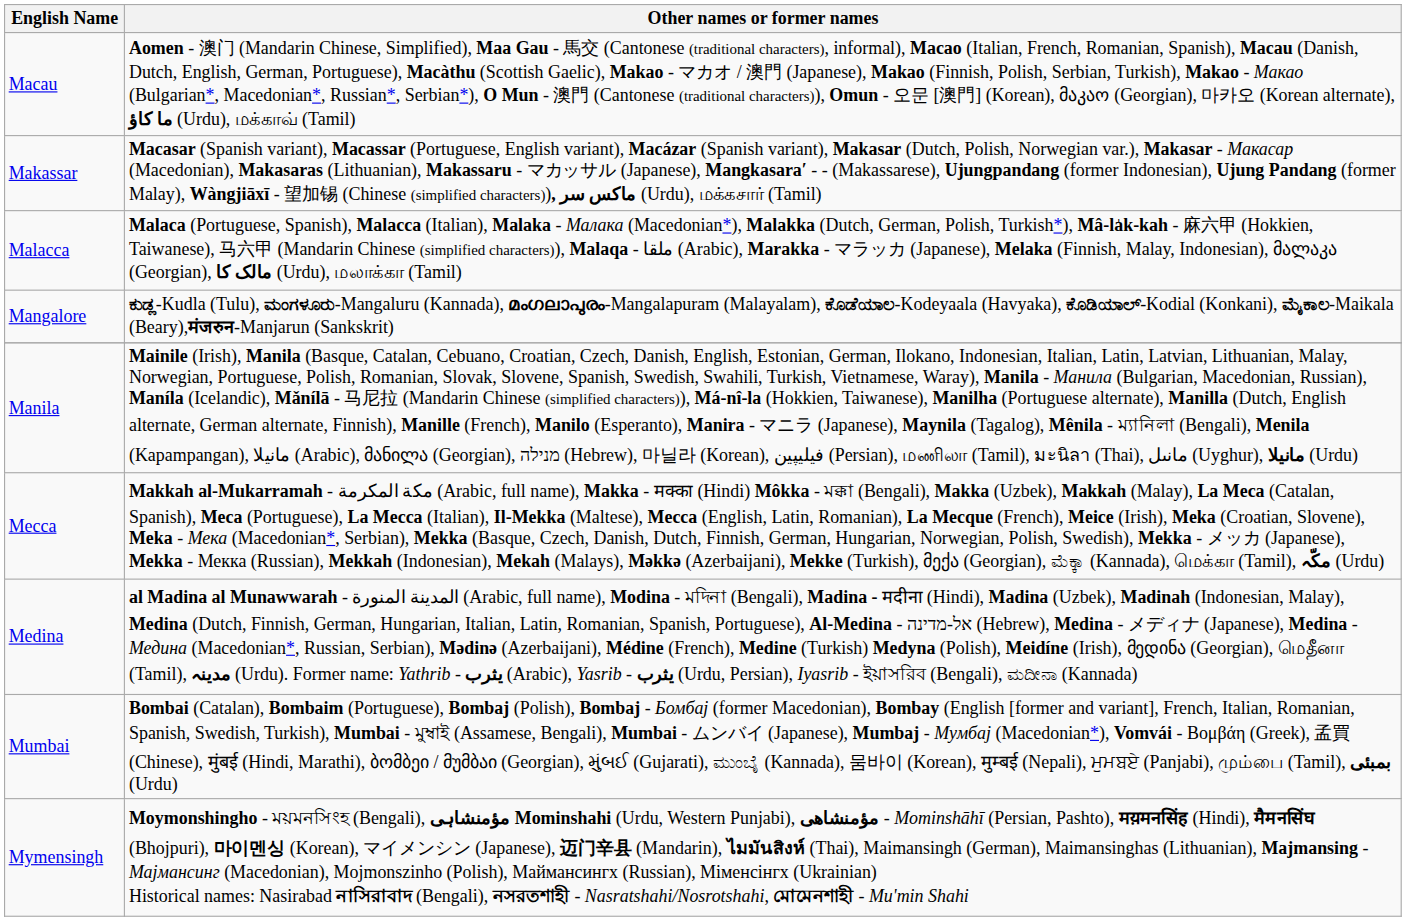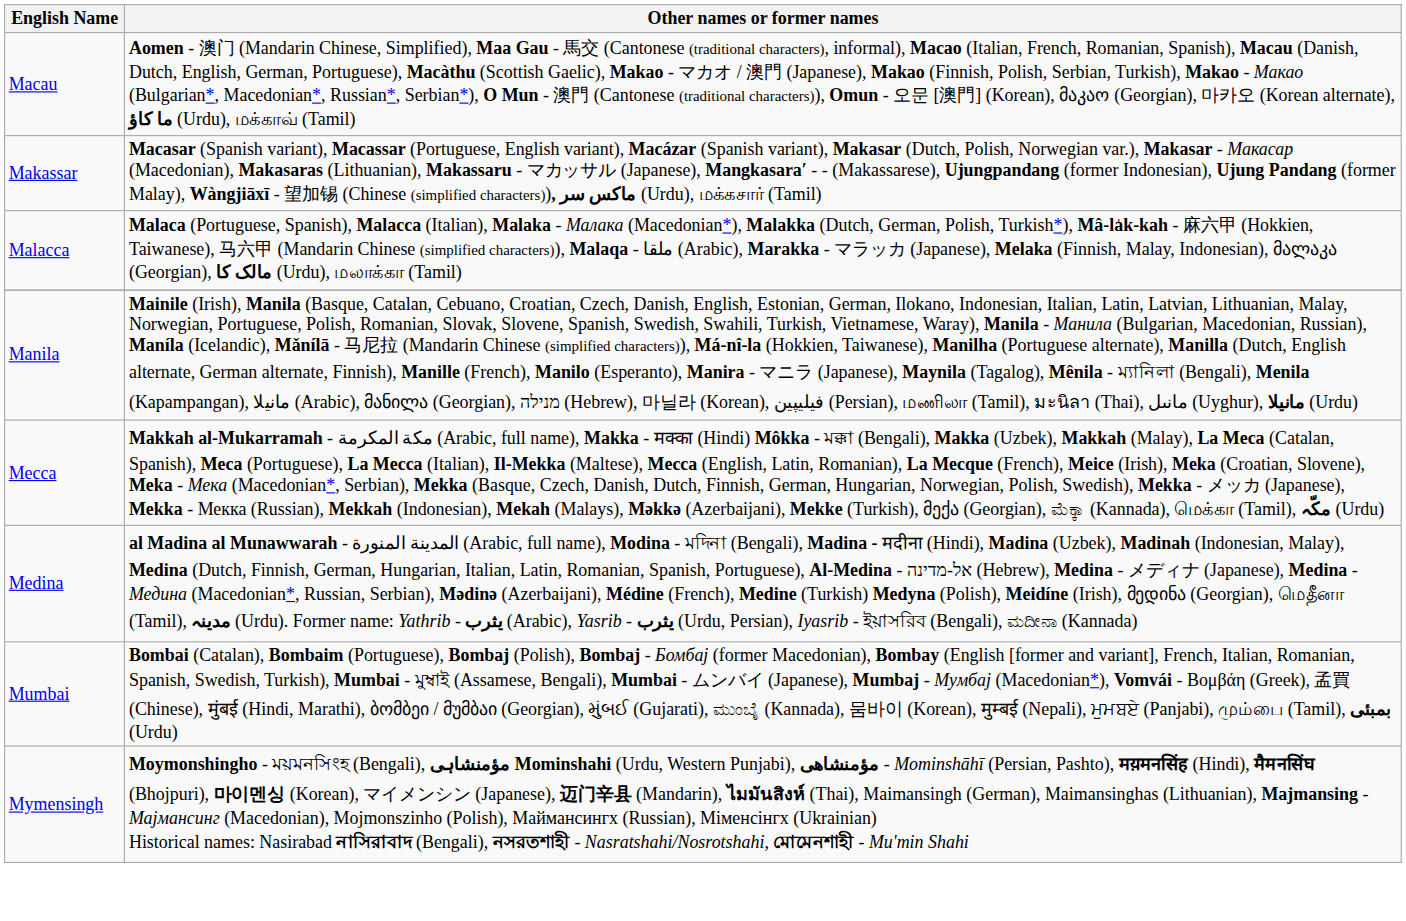- row: (48, 316)
